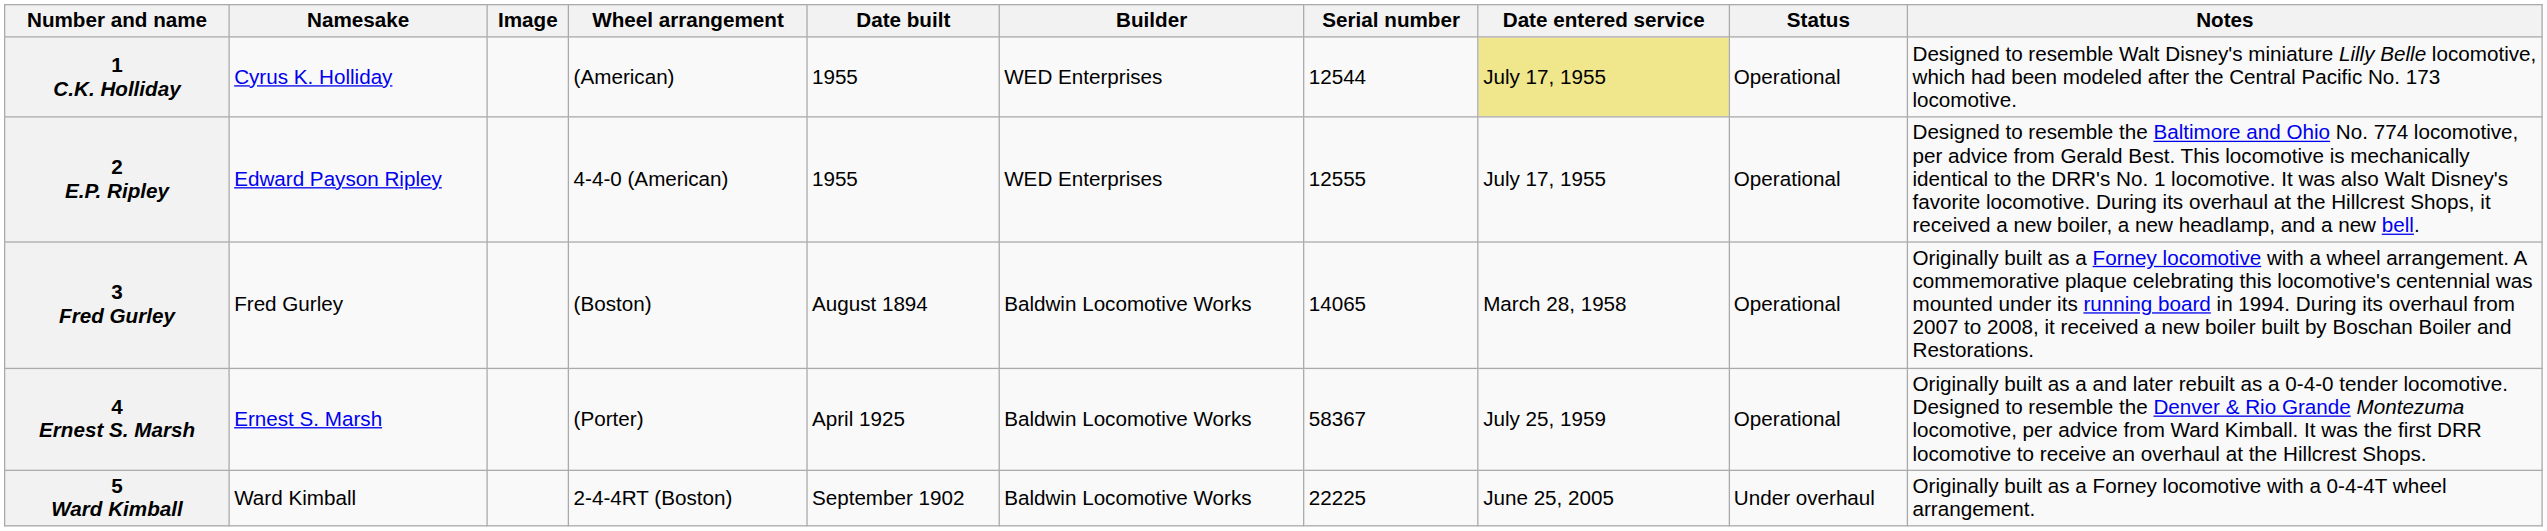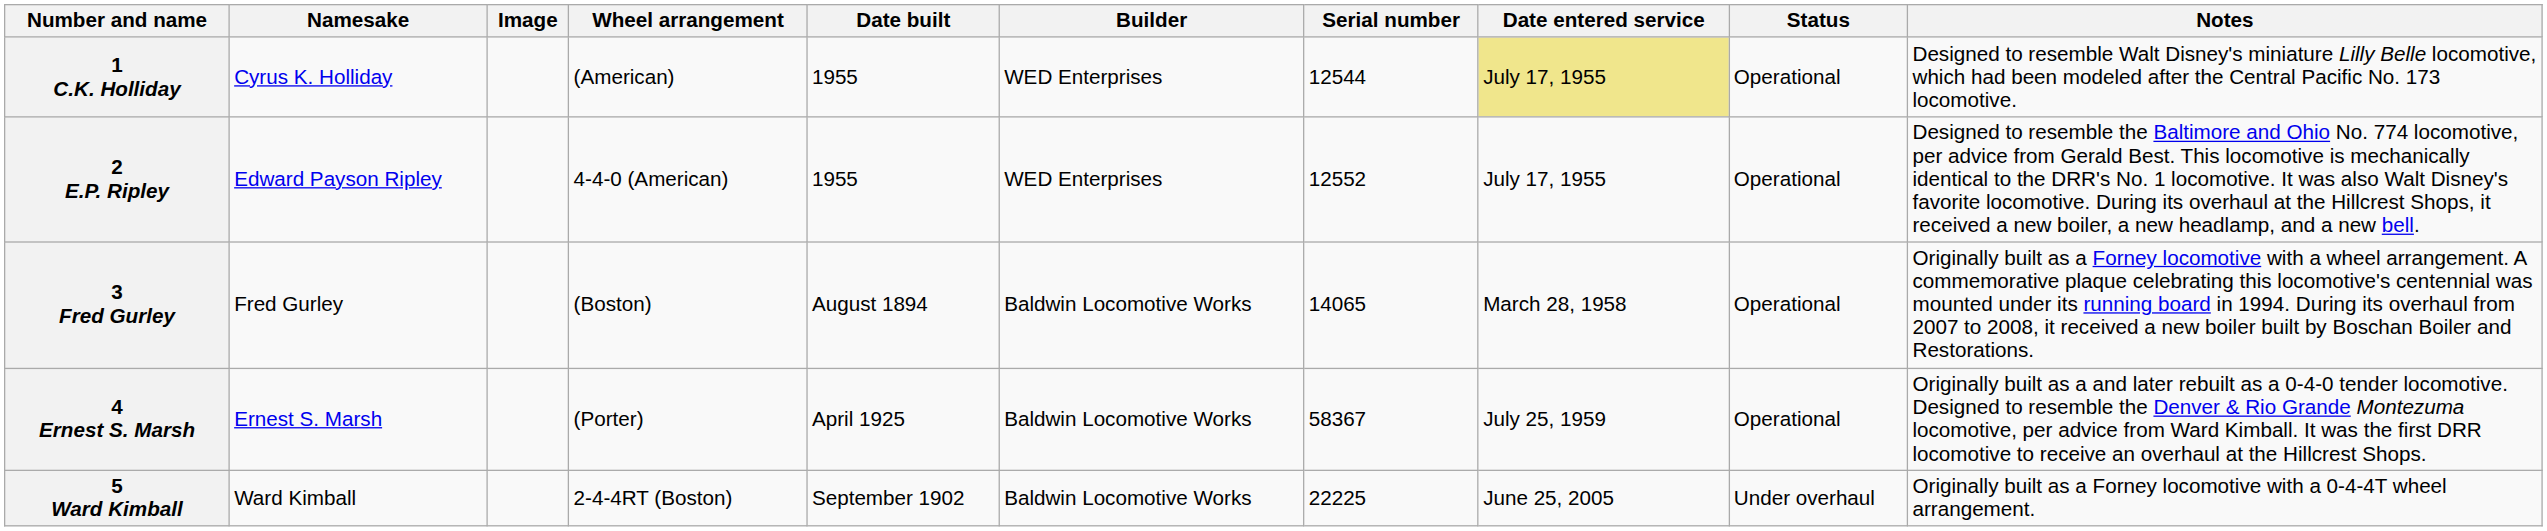(1337, 179) 12555 -> (1337, 179) 12552
